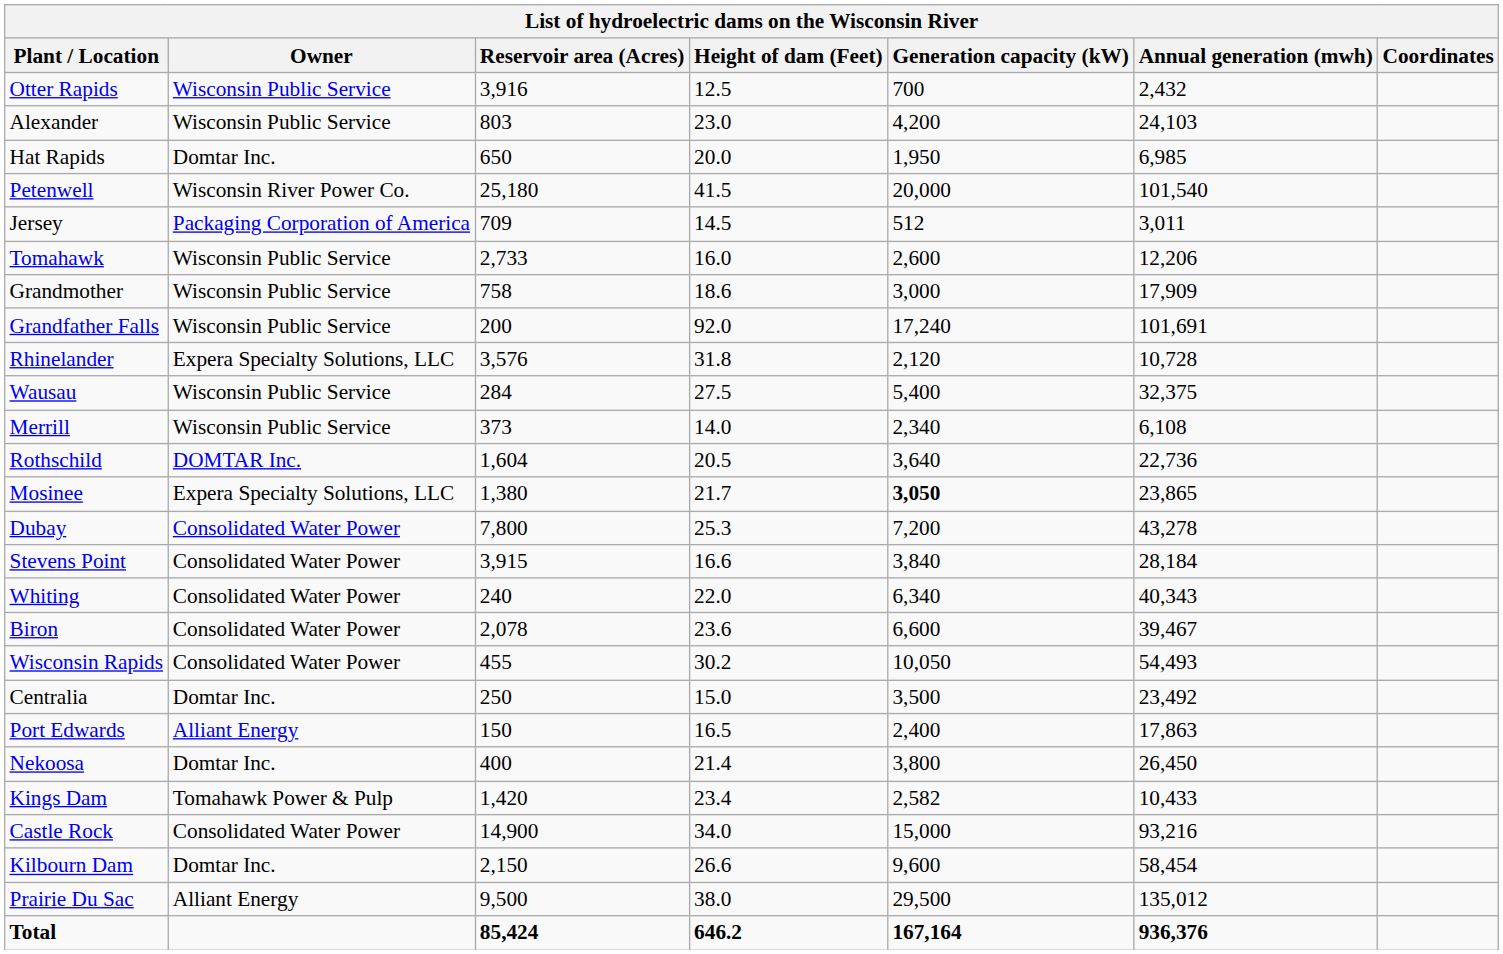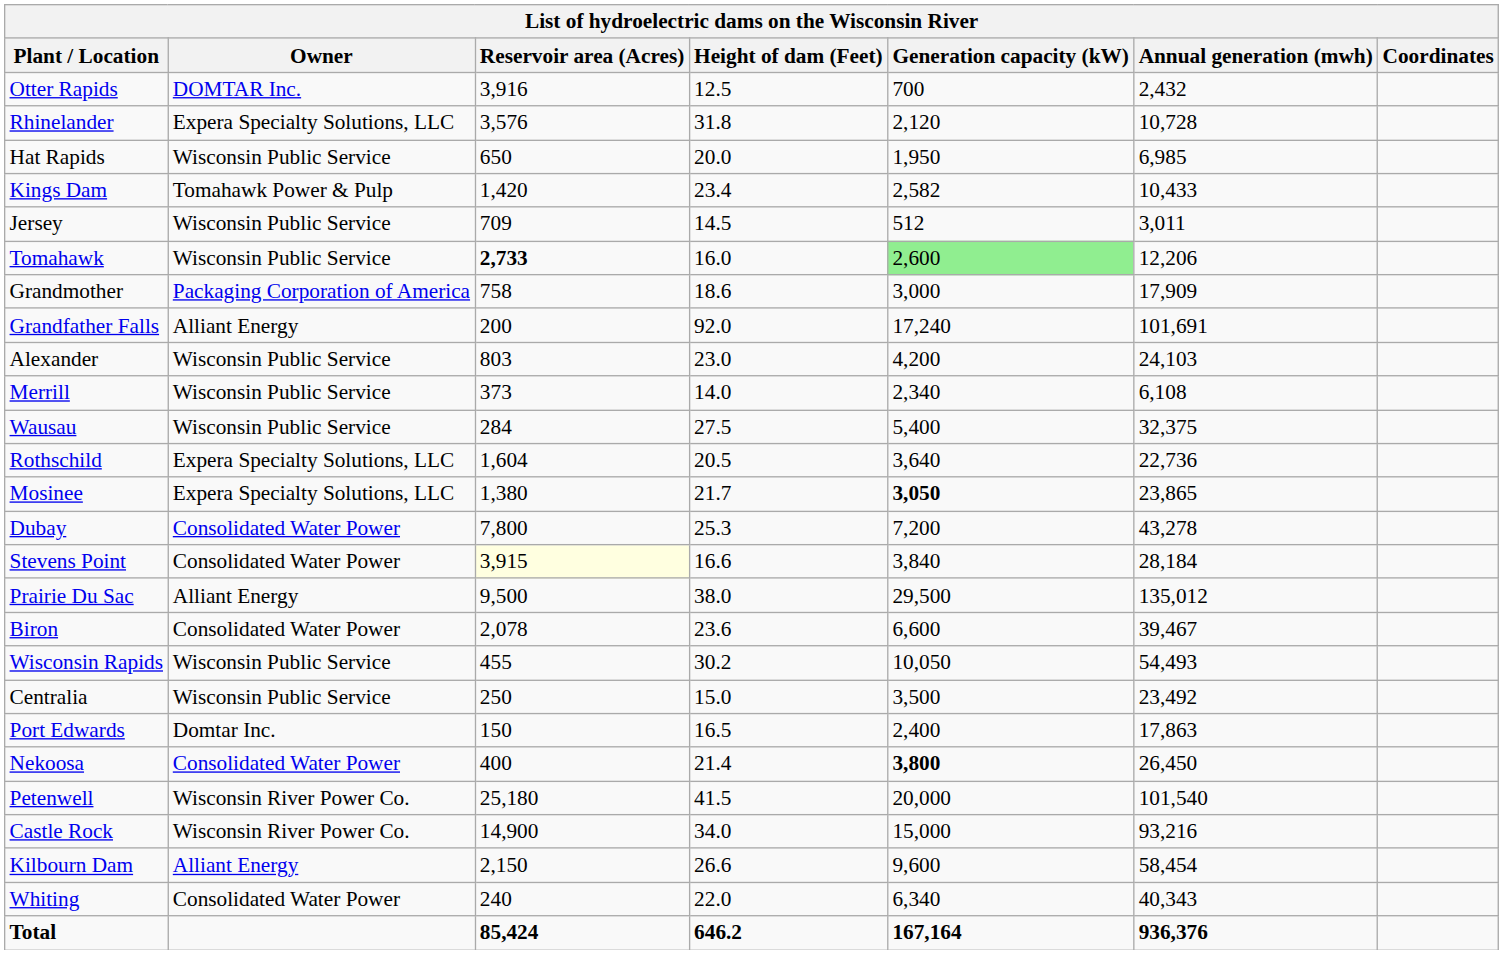(282, 88) Wisconsin Public Service -> (237, 88) DOMTAR Inc.
rows swapped: (62, 358) <-> (54, 122)
(224, 156) Domtar Inc. -> (282, 156) Wisconsin Public Service
rows swapped: (58, 797) <-> (52, 190)
(321, 223) Packaging Corporation of America -> (282, 223) Wisconsin Public Service
(504, 257) normal -> (504, 257) bold
(916, 257) no background -> (916, 257) lightgreen background
(282, 291) Wisconsin Public Service -> (321, 291) Packaging Corporation of America
(282, 325) Wisconsin Public Service -> (236, 325) Alliant Energy
rows swapped: (40, 426) <-> (43, 392)
(237, 460) DOMTAR Inc. -> (313, 460) Expera Specialty Solutions, LLC
(504, 561) no background -> (504, 561) lightyellow background
rows swapped: (44, 595) <-> (72, 898)
(286, 662) Consolidated Water Power -> (282, 662) Wisconsin Public Service
(224, 696) Domtar Inc. -> (282, 696) Wisconsin Public Service
(236, 730) Alliant Energy -> (224, 730) Domtar Inc.
(224, 763) Domtar Inc. -> (286, 763) Consolidated Water Power
(916, 763) normal -> (916, 763) bold
(286, 831) Consolidated Water Power -> (291, 831) Wisconsin River Power Co.
(224, 865) Domtar Inc. -> (236, 865) Alliant Energy
